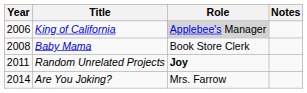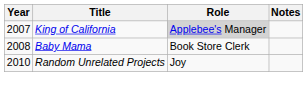(19, 29) 2006 -> (19, 29) 2007
(18, 63) 2011 -> (19, 63) 2010
(179, 63) bold -> (178, 63) normal
- row: (73, 79)
